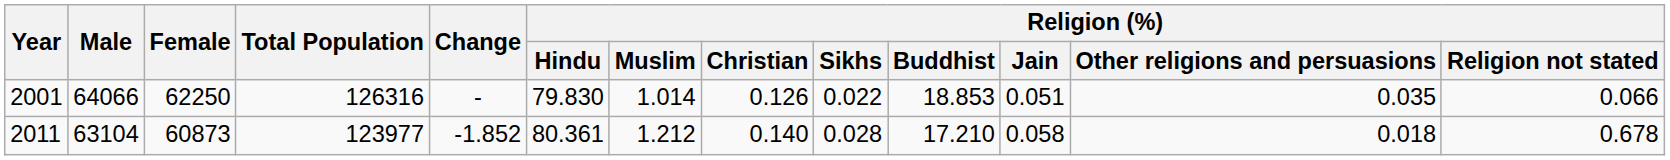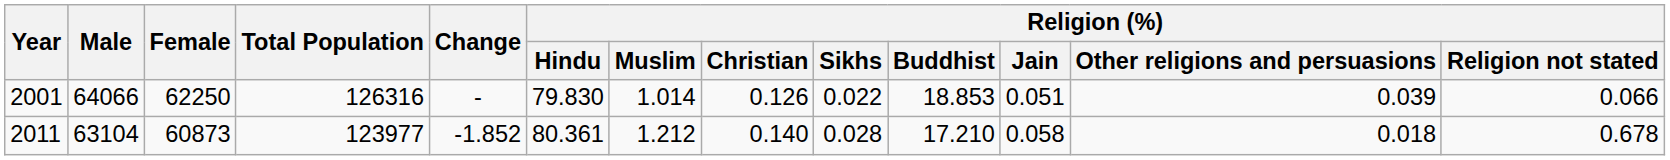(1407, 97) 0.035 -> (1407, 97) 0.039
